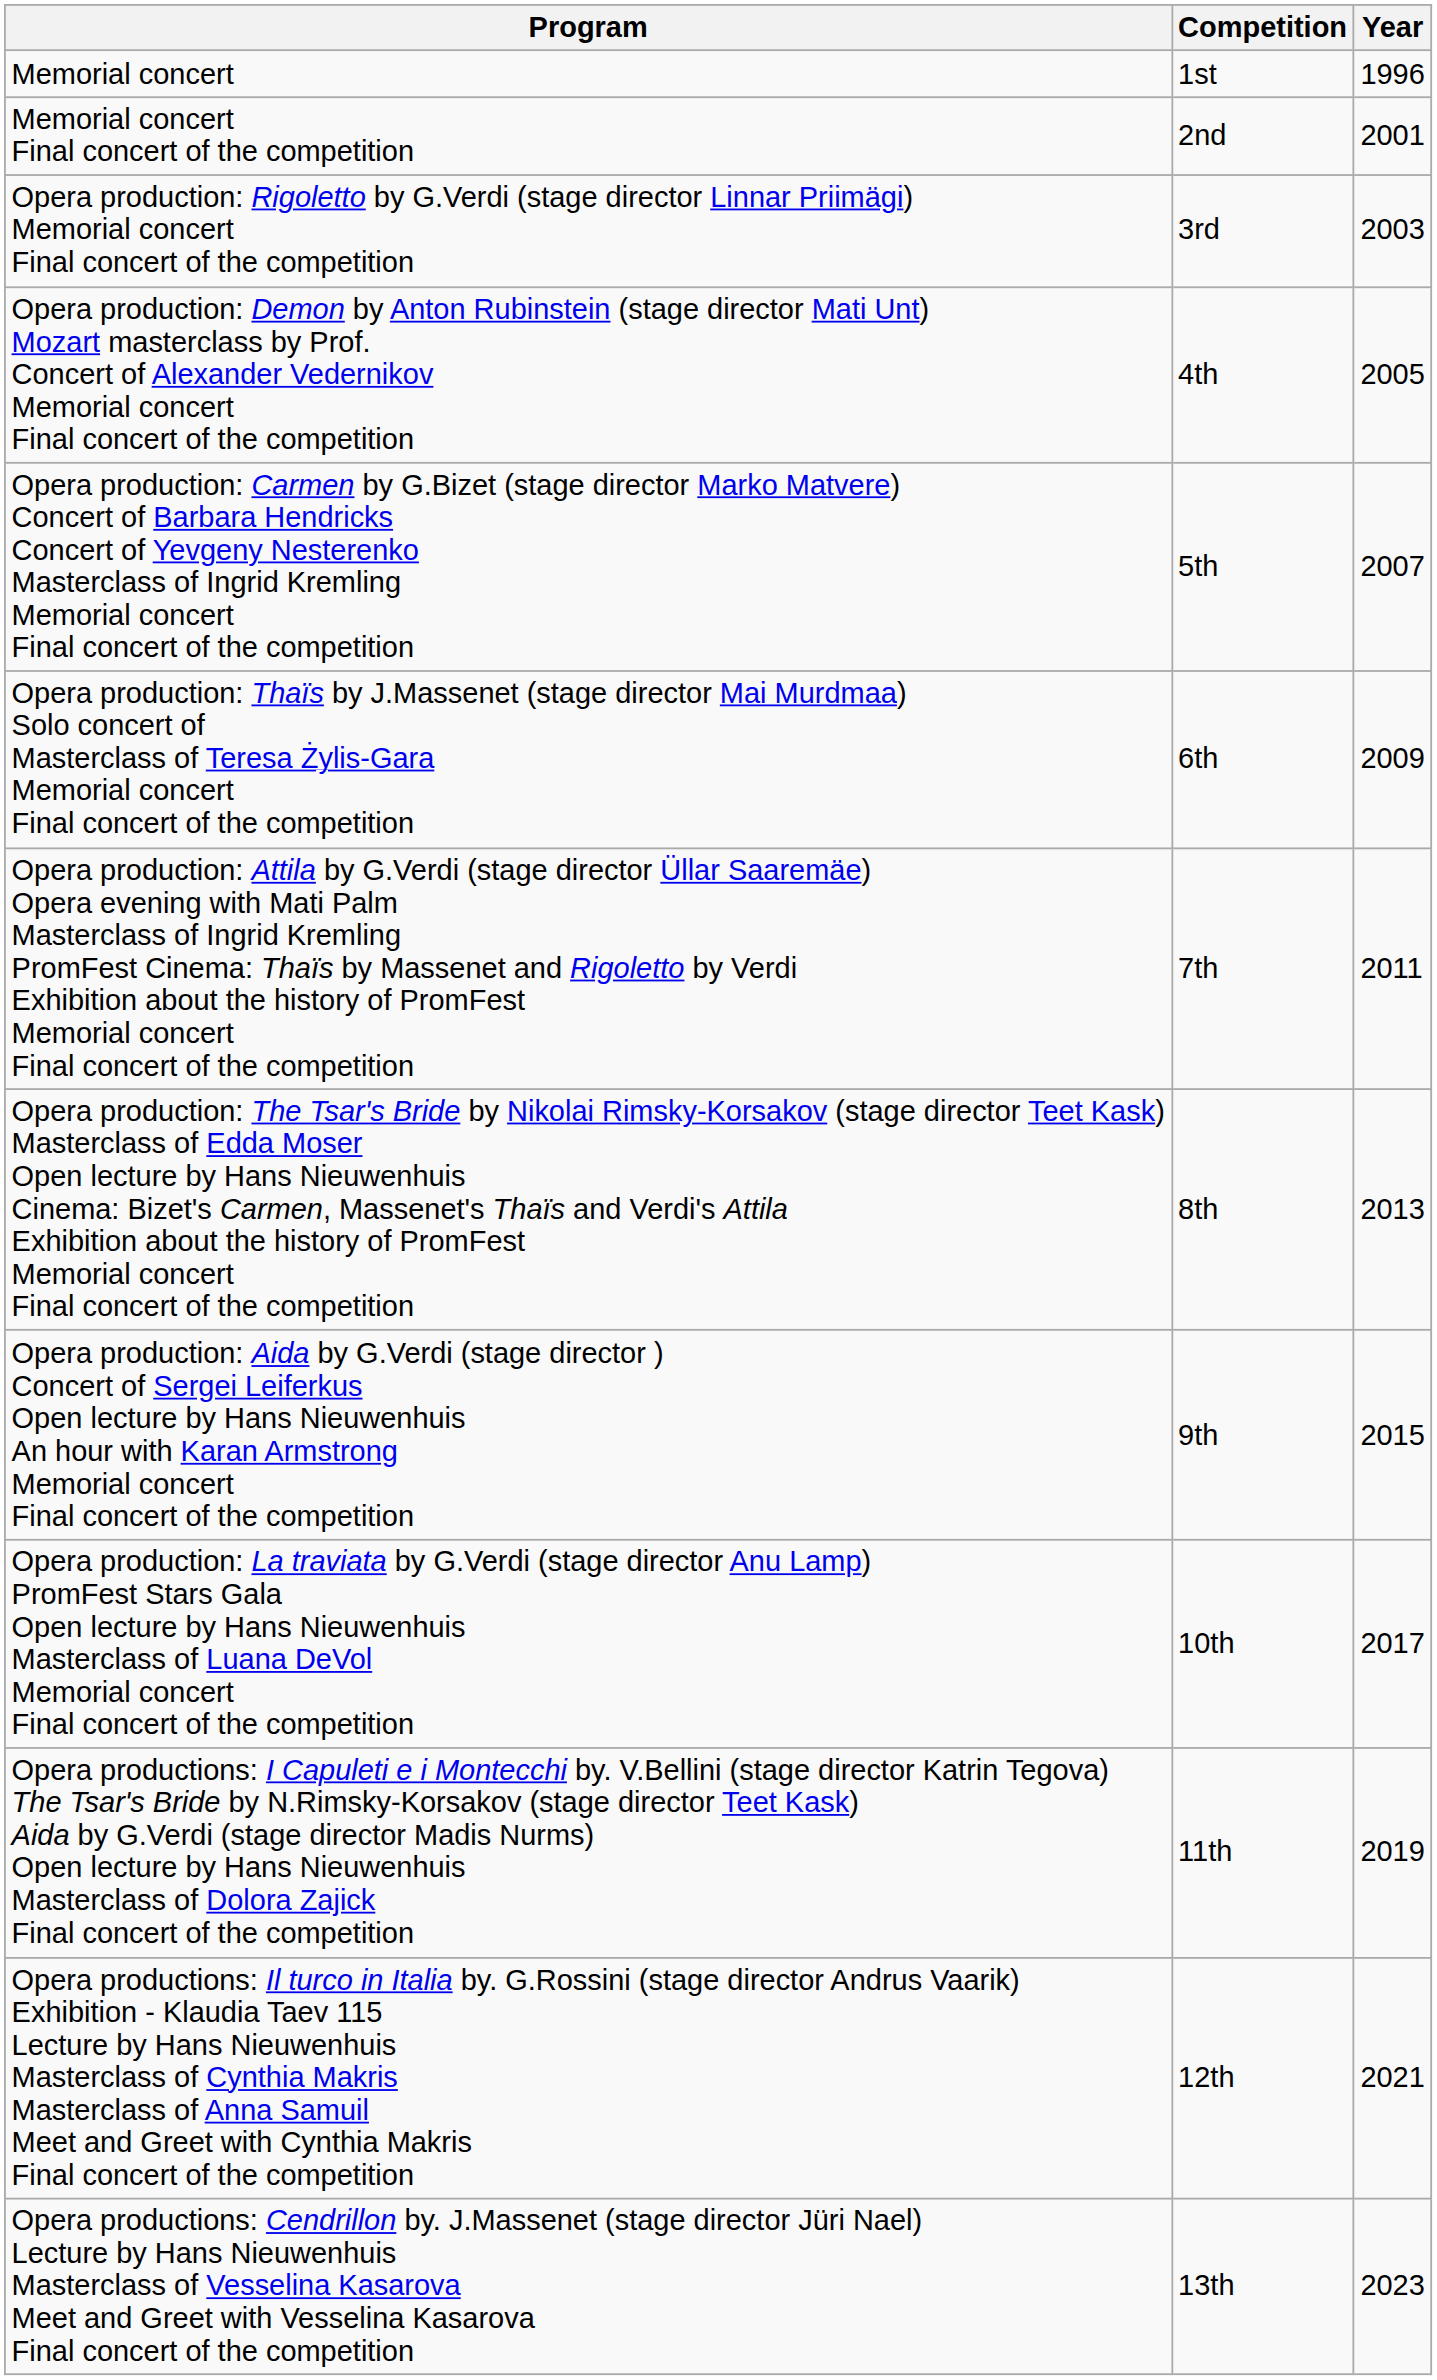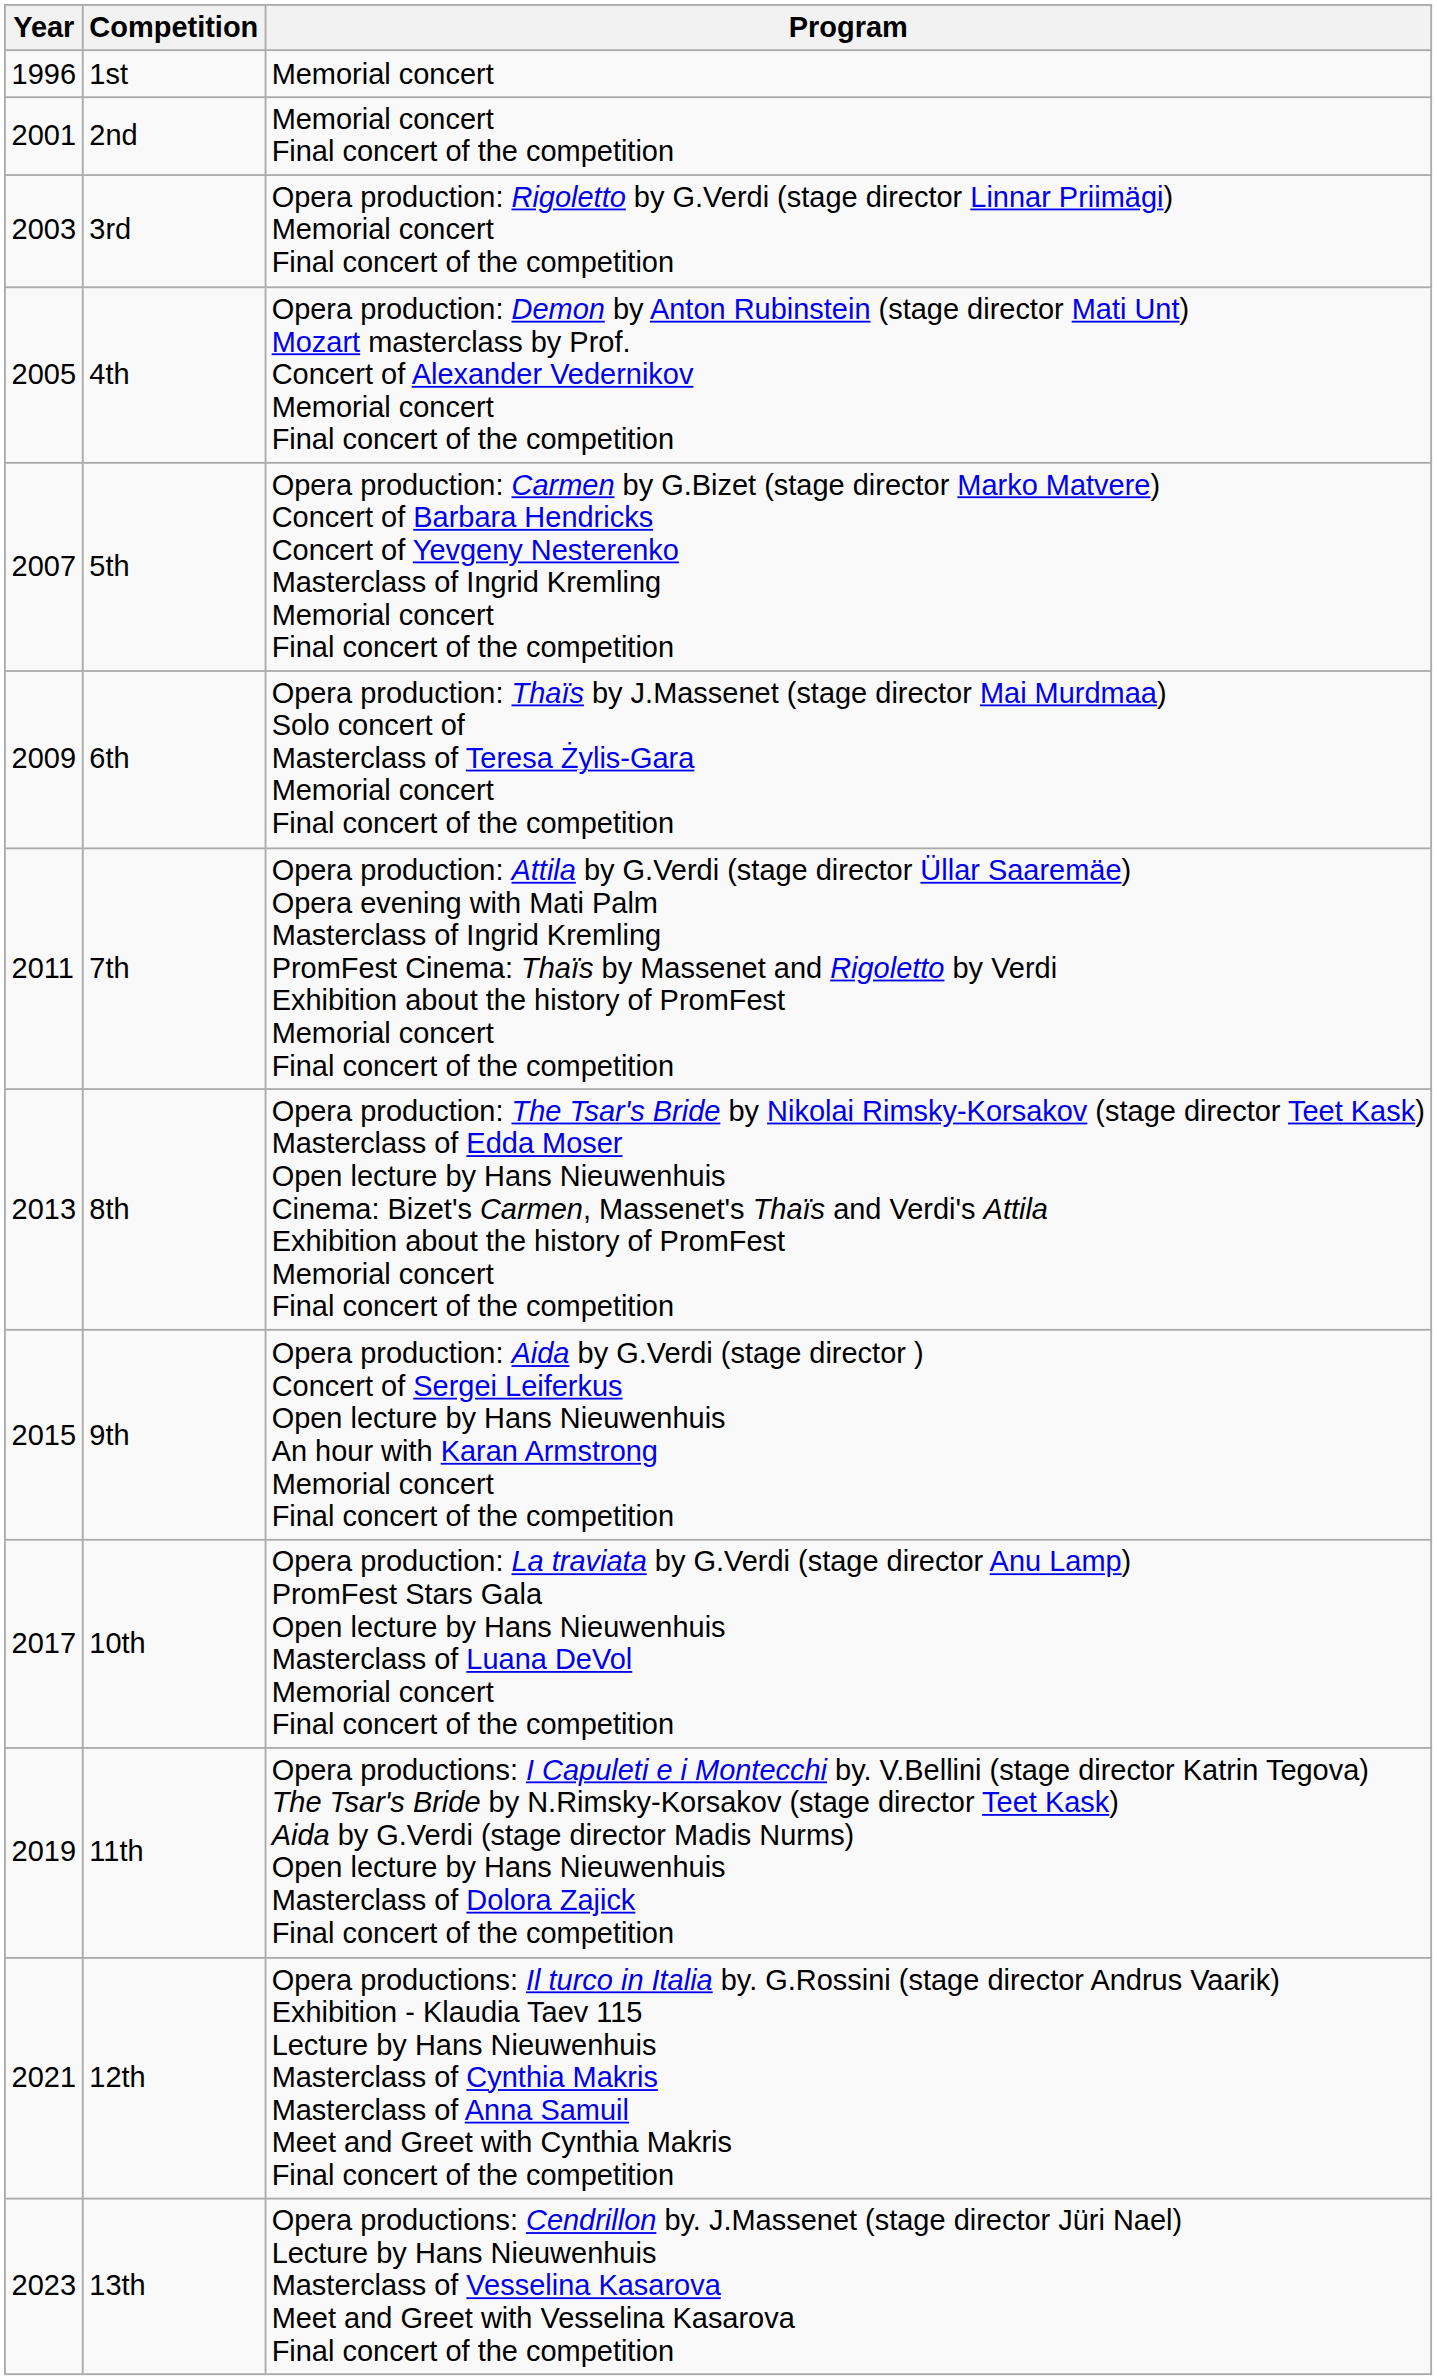columns swapped: (1393, 27) <-> (588, 27)
